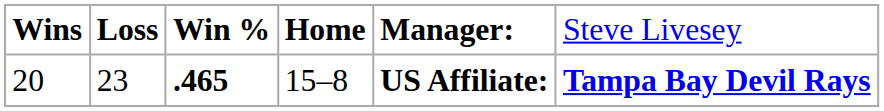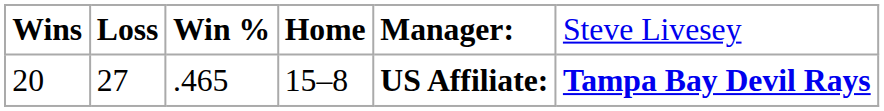(113, 79) 23 -> (113, 79) 27
(201, 79) bold -> (201, 79) normal
